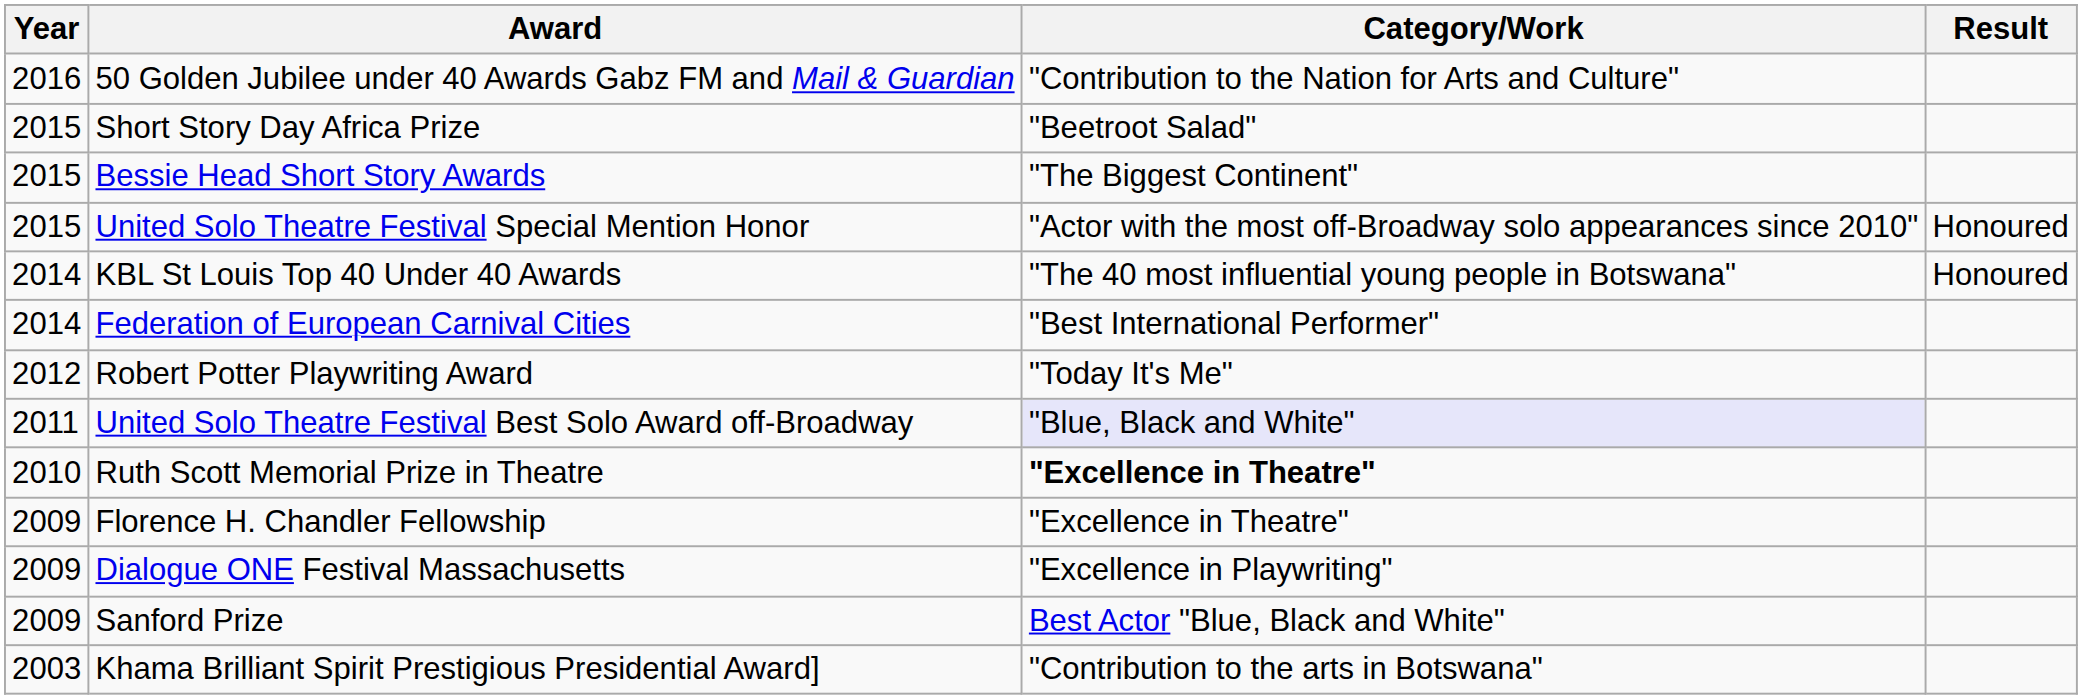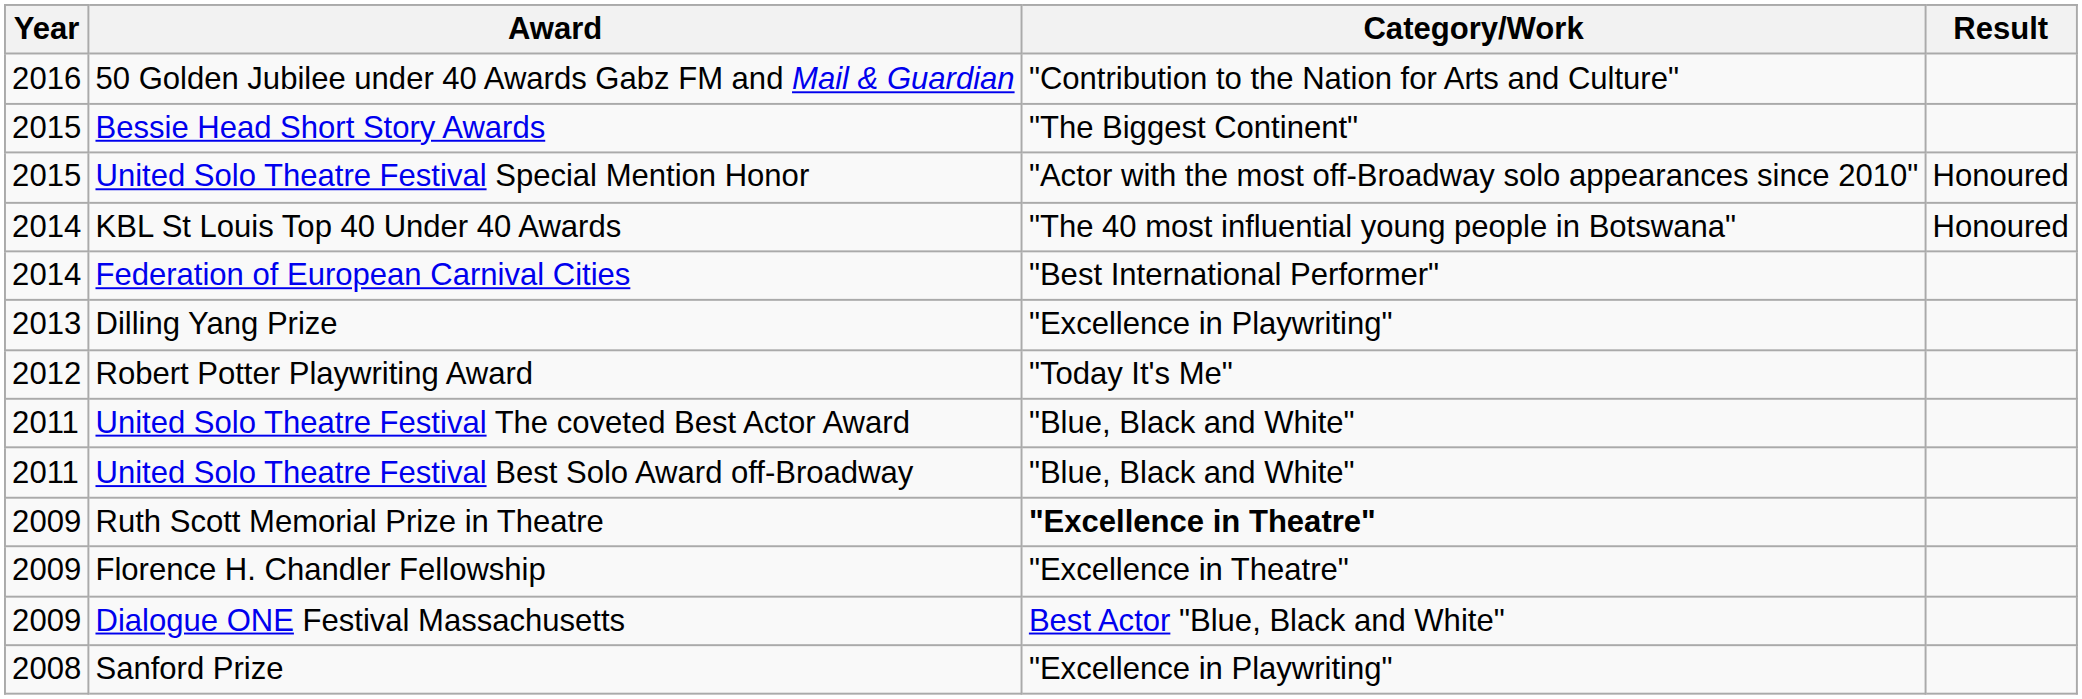- row: (288, 127)
+ row: (217, 324)
+ row: (503, 422)
(1192, 422) lavender background -> (1192, 472) no background
(47, 472) 2010 -> (47, 521) 2009
(1211, 570) "Excellence in Playwriting" -> (1267, 619) Best Actor "Blue, Black and White"
(47, 619) 2009 -> (47, 669) 2008
(1267, 619) Best Actor "Blue, Black and White" -> (1211, 669) "Excellence in Playwriting"
- row: (458, 669)
